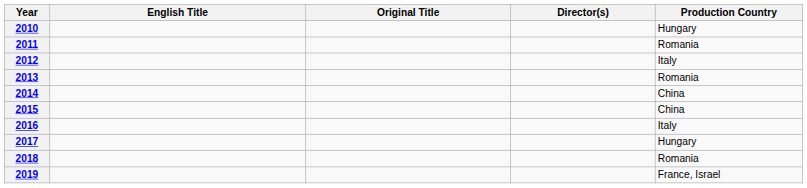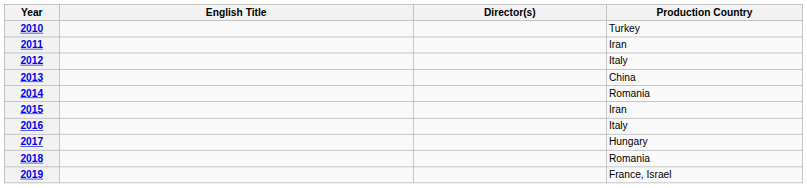- column: (408, 12)
(677, 28) Hungary -> (624, 28) Turkey
(678, 45) Romania -> (618, 45) Iran
(678, 77) Romania -> (622, 77) China
(671, 93) China -> (629, 93) Romania
(671, 110) China -> (618, 110) Iran
